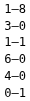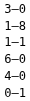rows swapped: (15, 25) <-> (15, 9)
